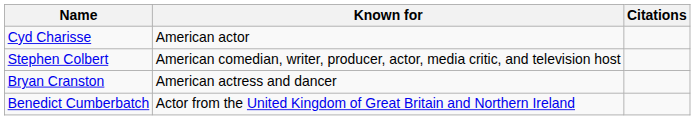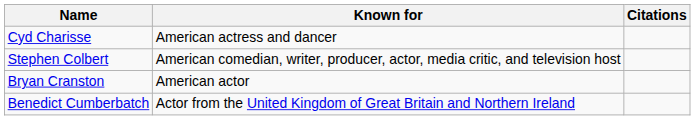(202, 37) American actor -> (246, 37) American actress and dancer
(246, 81) American actress and dancer -> (202, 81) American actor
